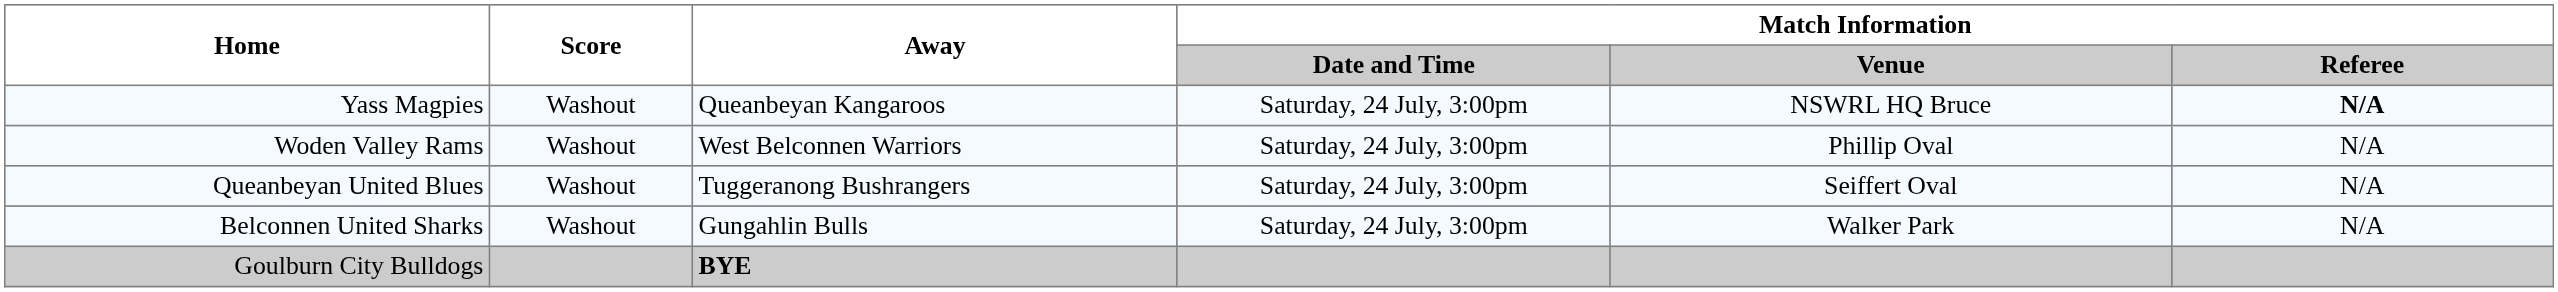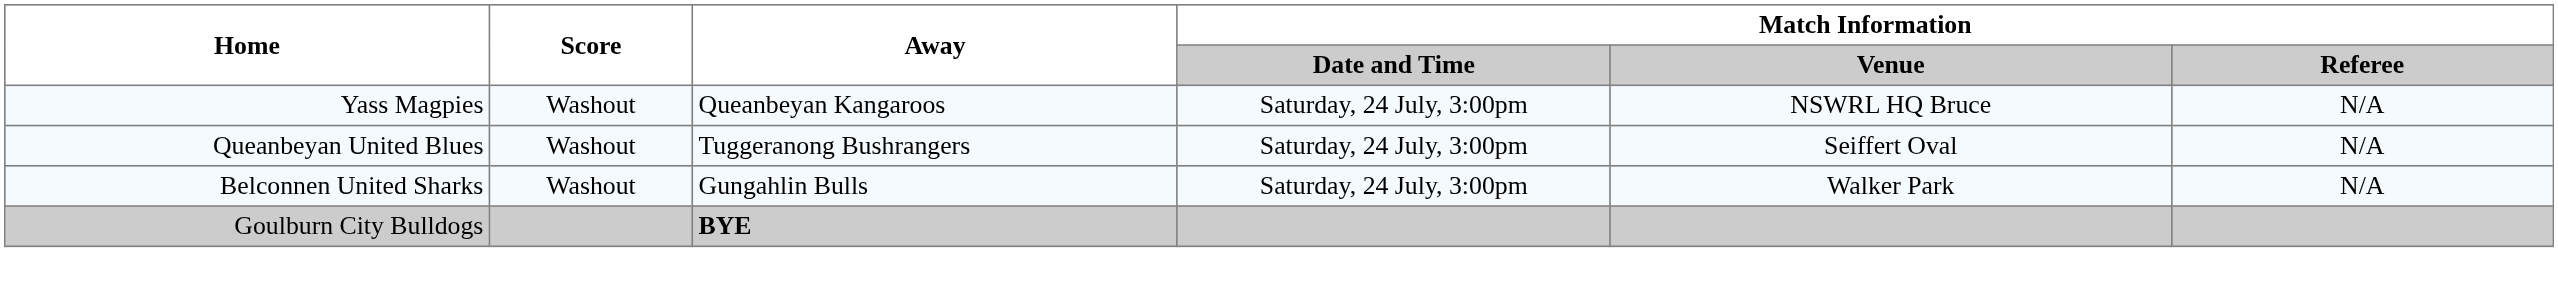(2362, 105) bold -> (2362, 105) normal
- row: (379, 145)
